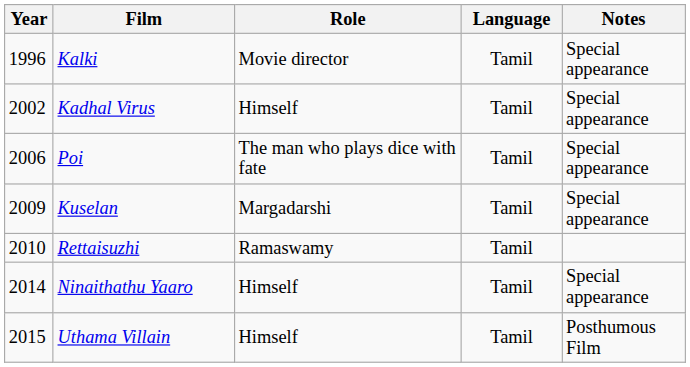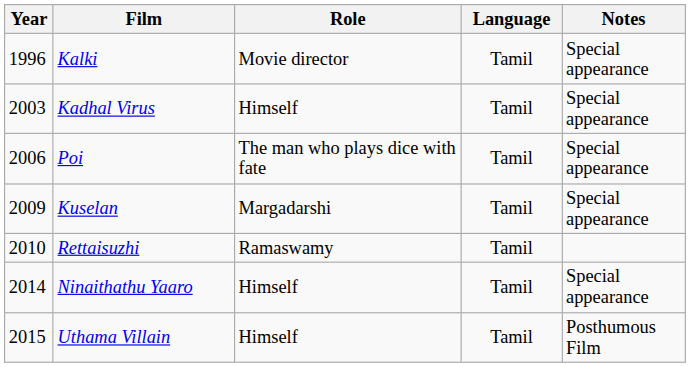(27, 108) 2002 -> (27, 108) 2003
